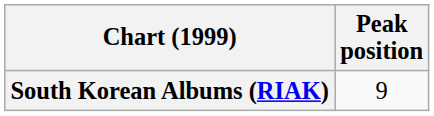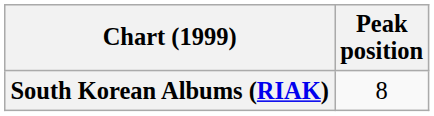(382, 90) 9 -> (382, 90) 8
